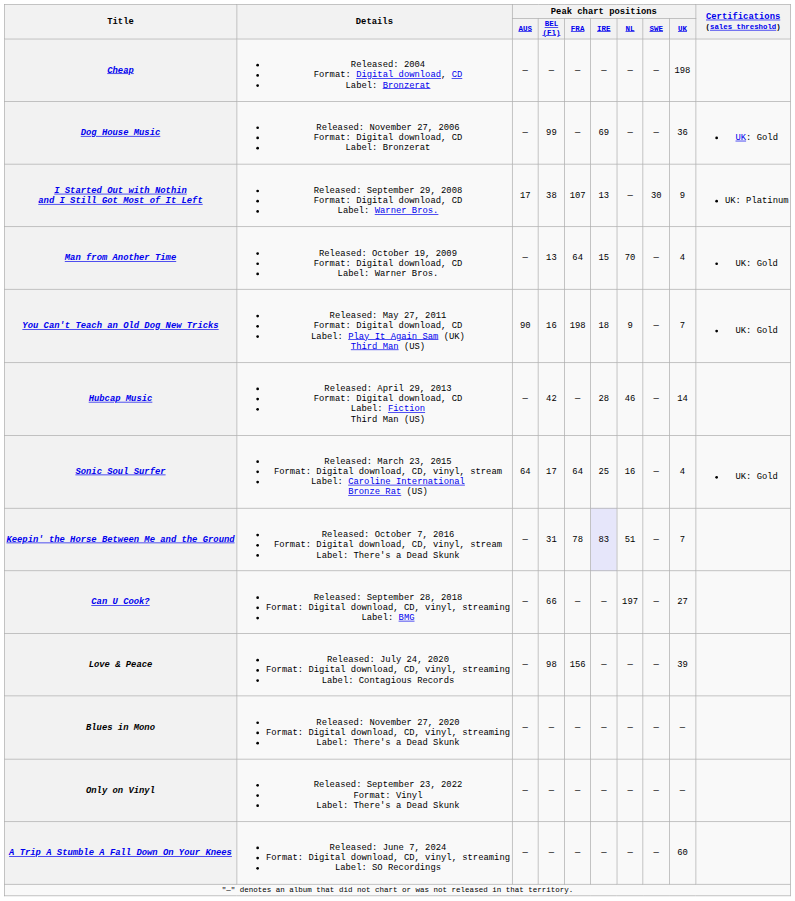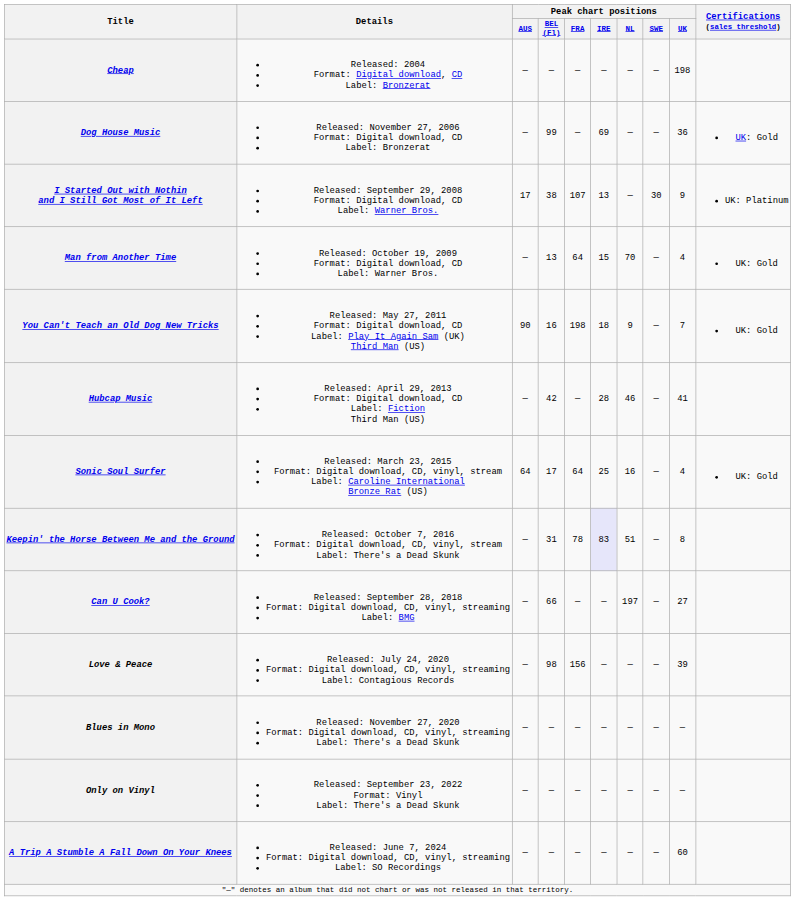(682, 399) 14 -> (682, 399) 41
(682, 540) 7 -> (682, 540) 8
